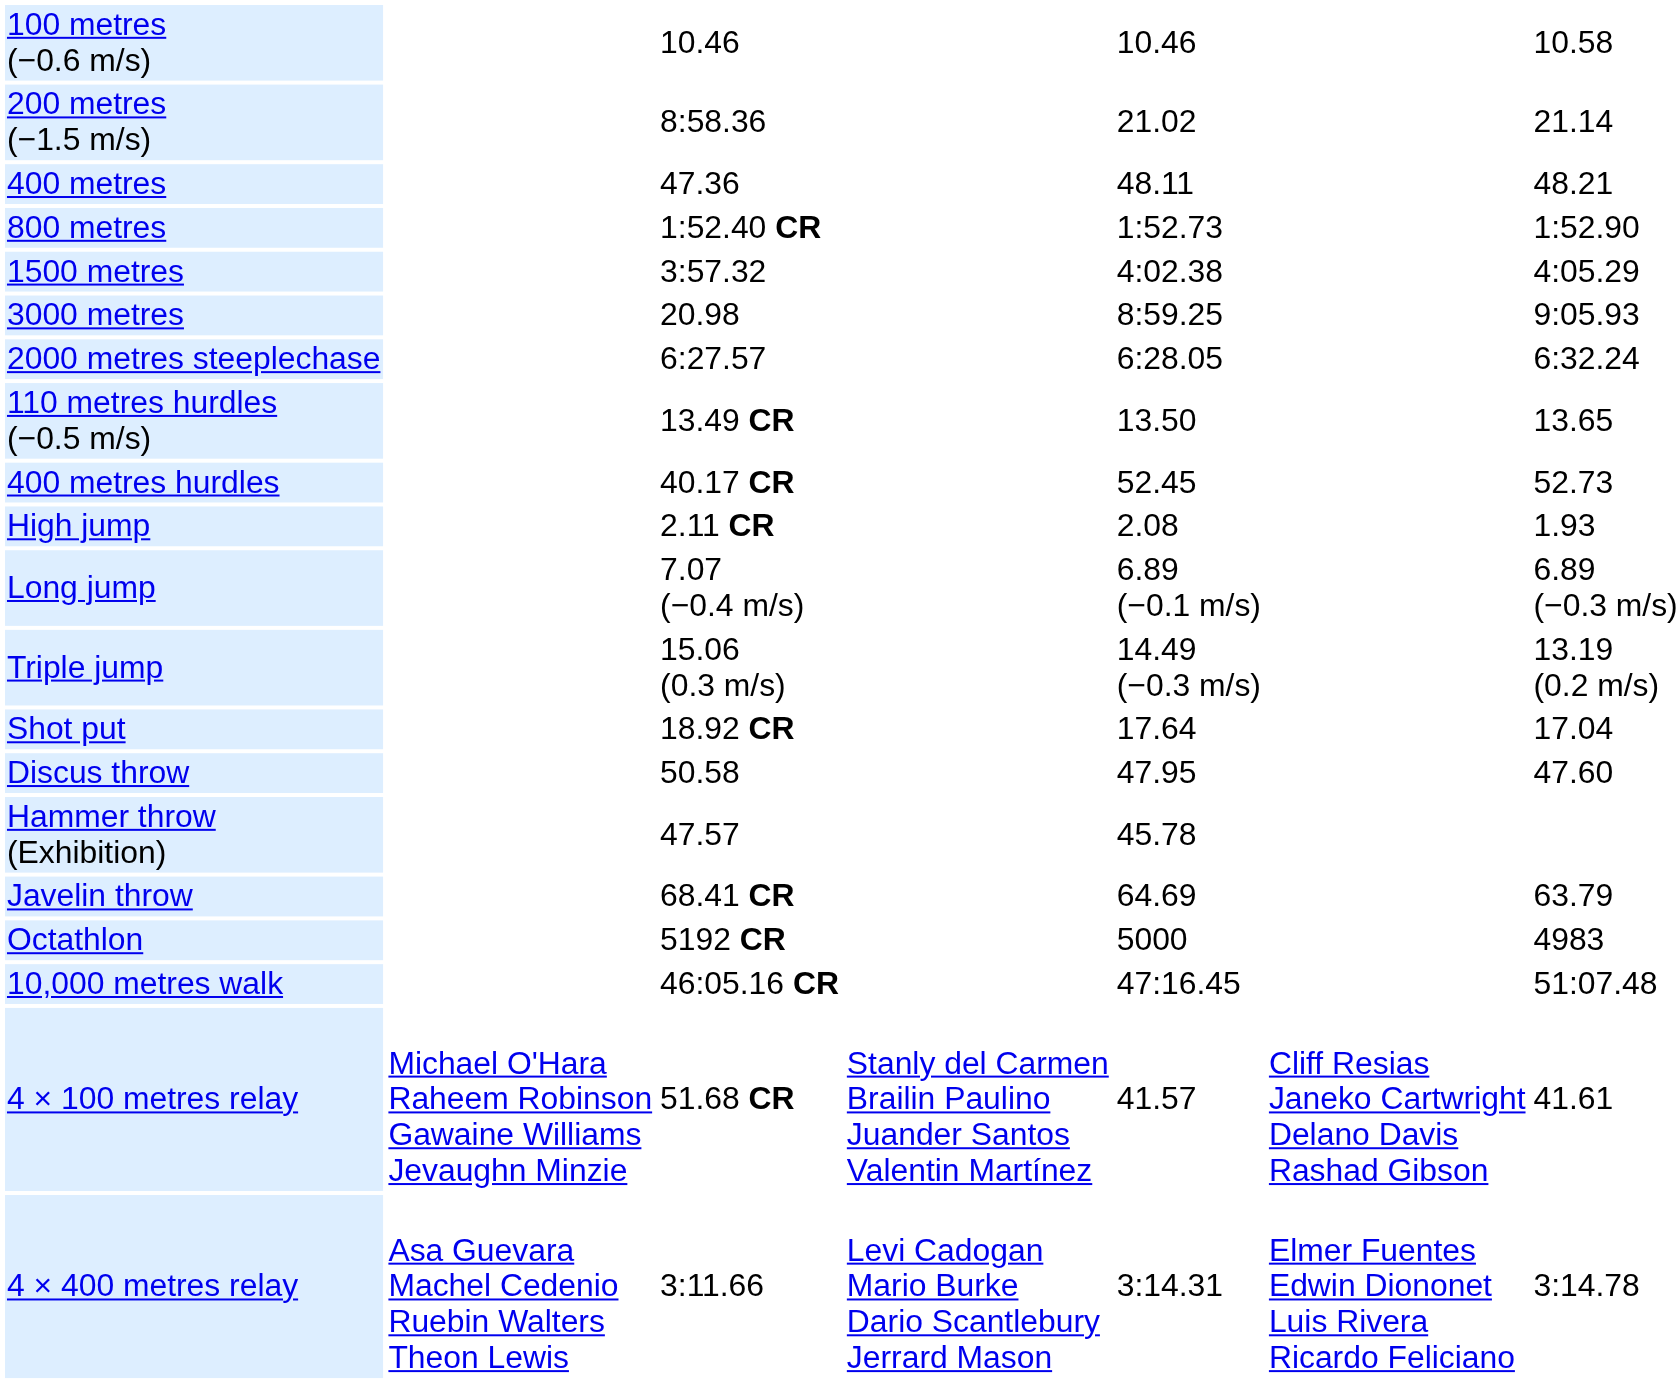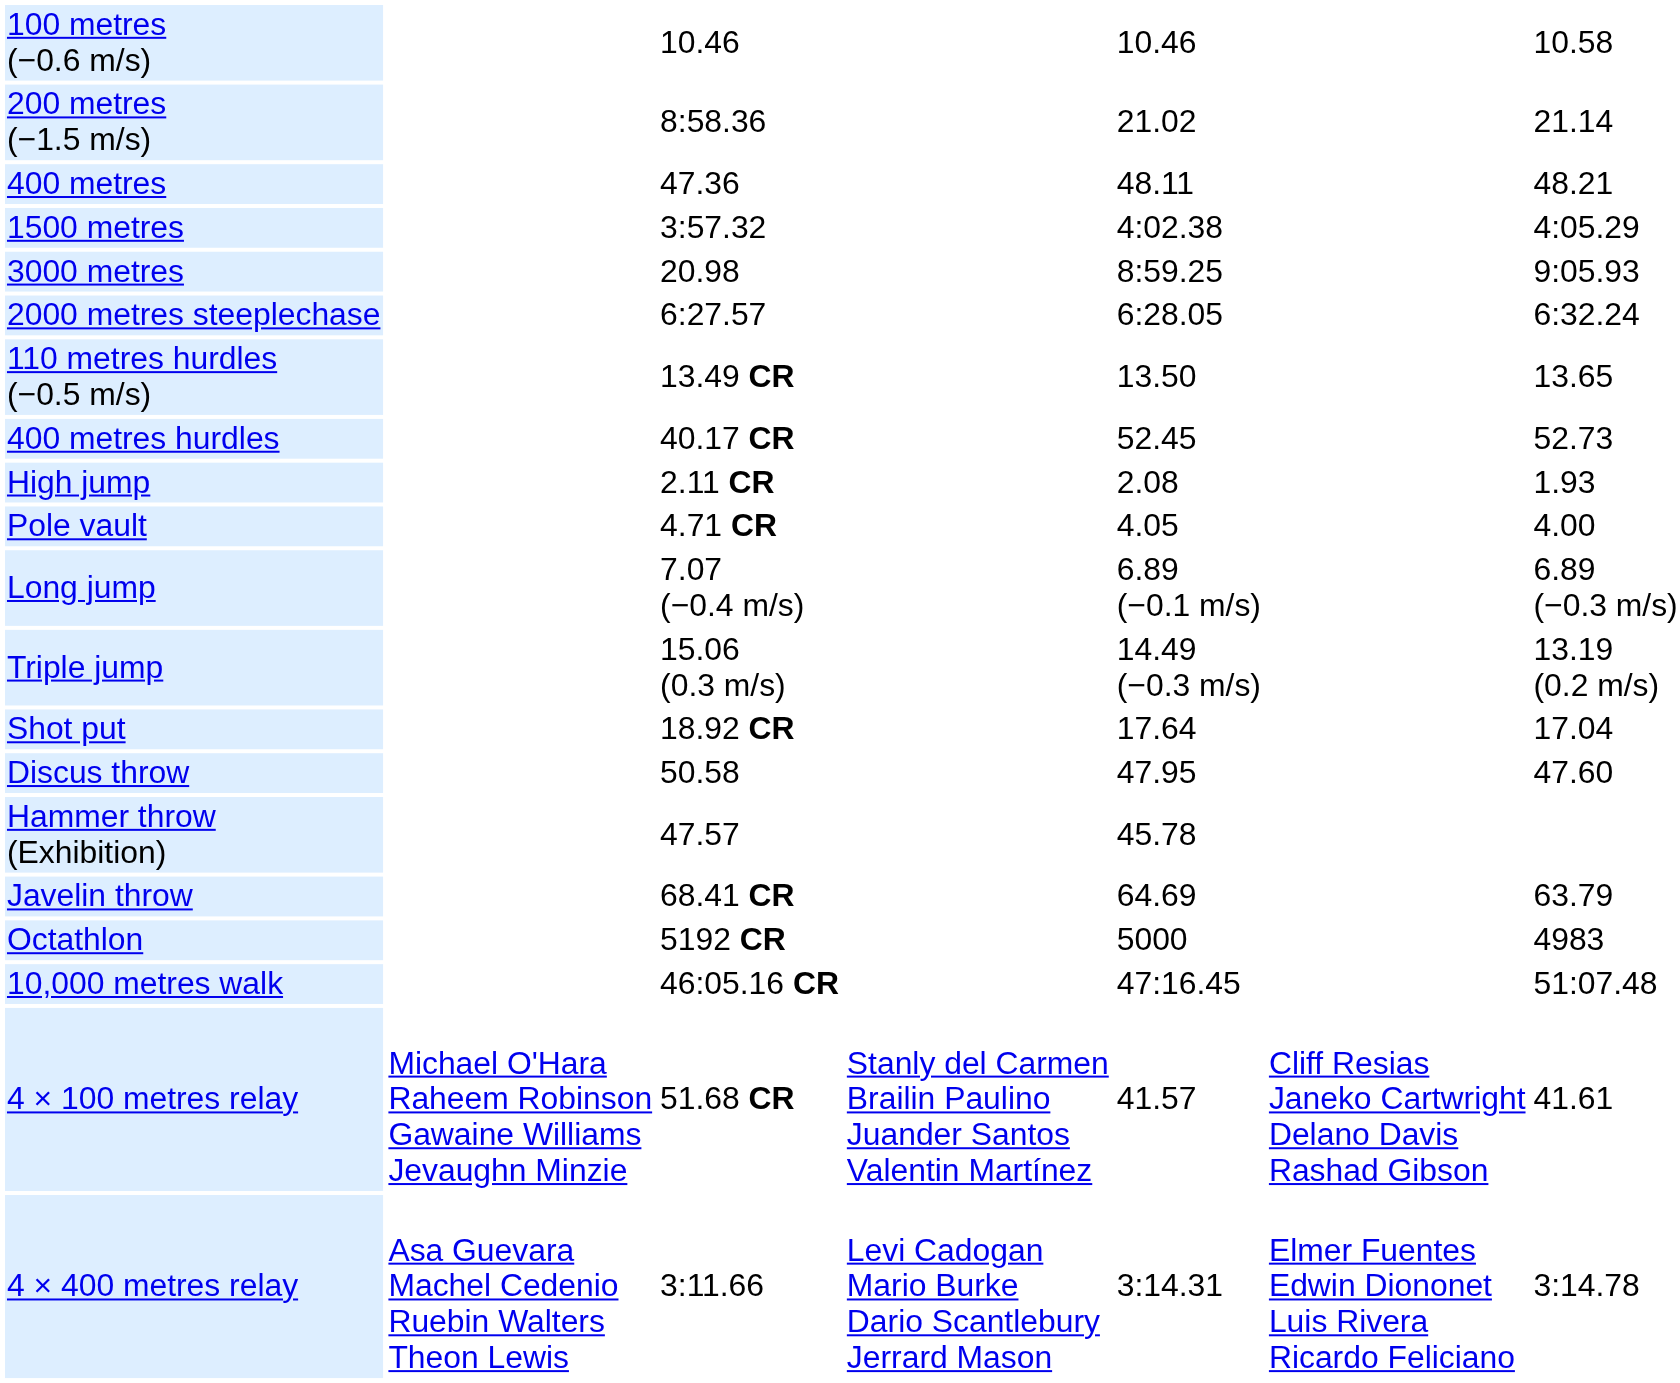- row: (87, 227)
+ row: (77, 525)
